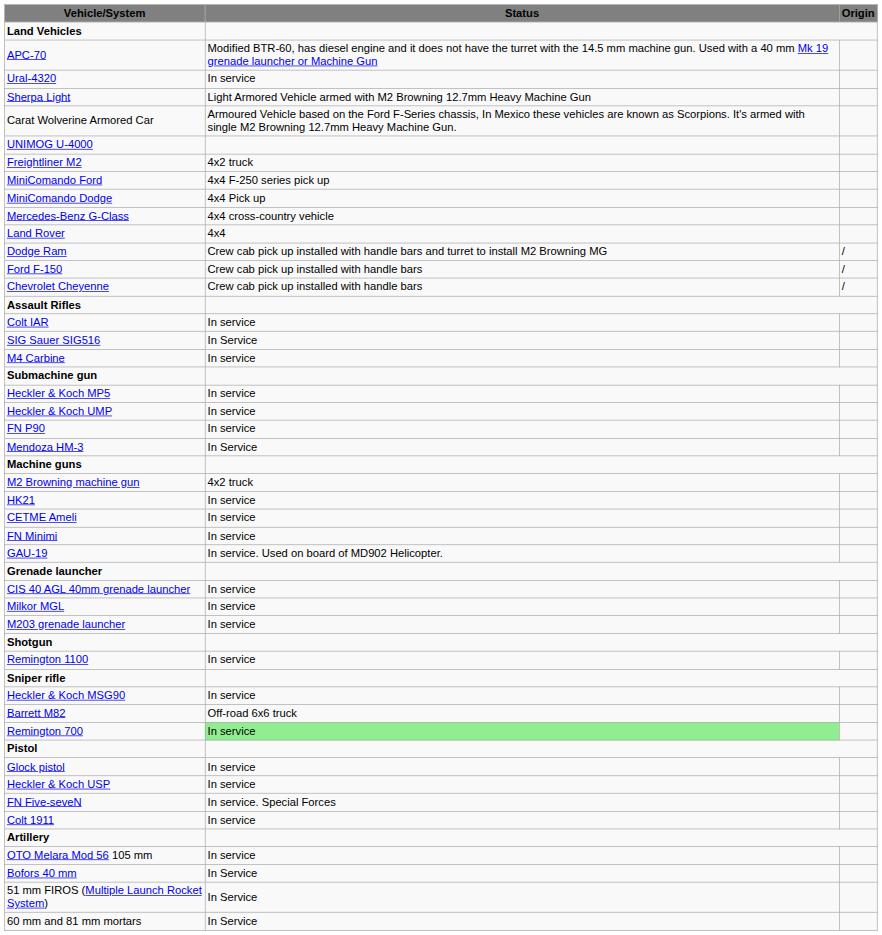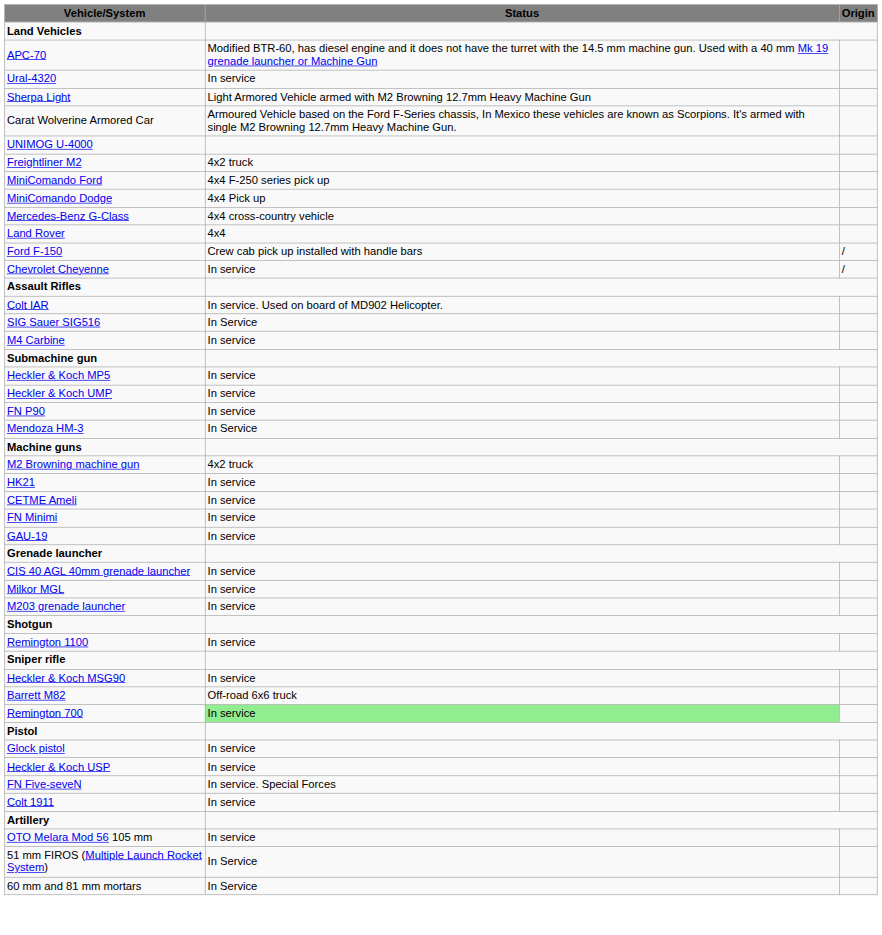- row: (37, 251)
(315, 287) Crew cab pick up installed with handle bars -> (231, 269) In service
(231, 322) In service -> (325, 305) In service. Used on board of MD902 Helicopter.
(325, 553) In service. Used on board of MD902 Helicopter. -> (231, 535) In service
- row: (42, 873)
